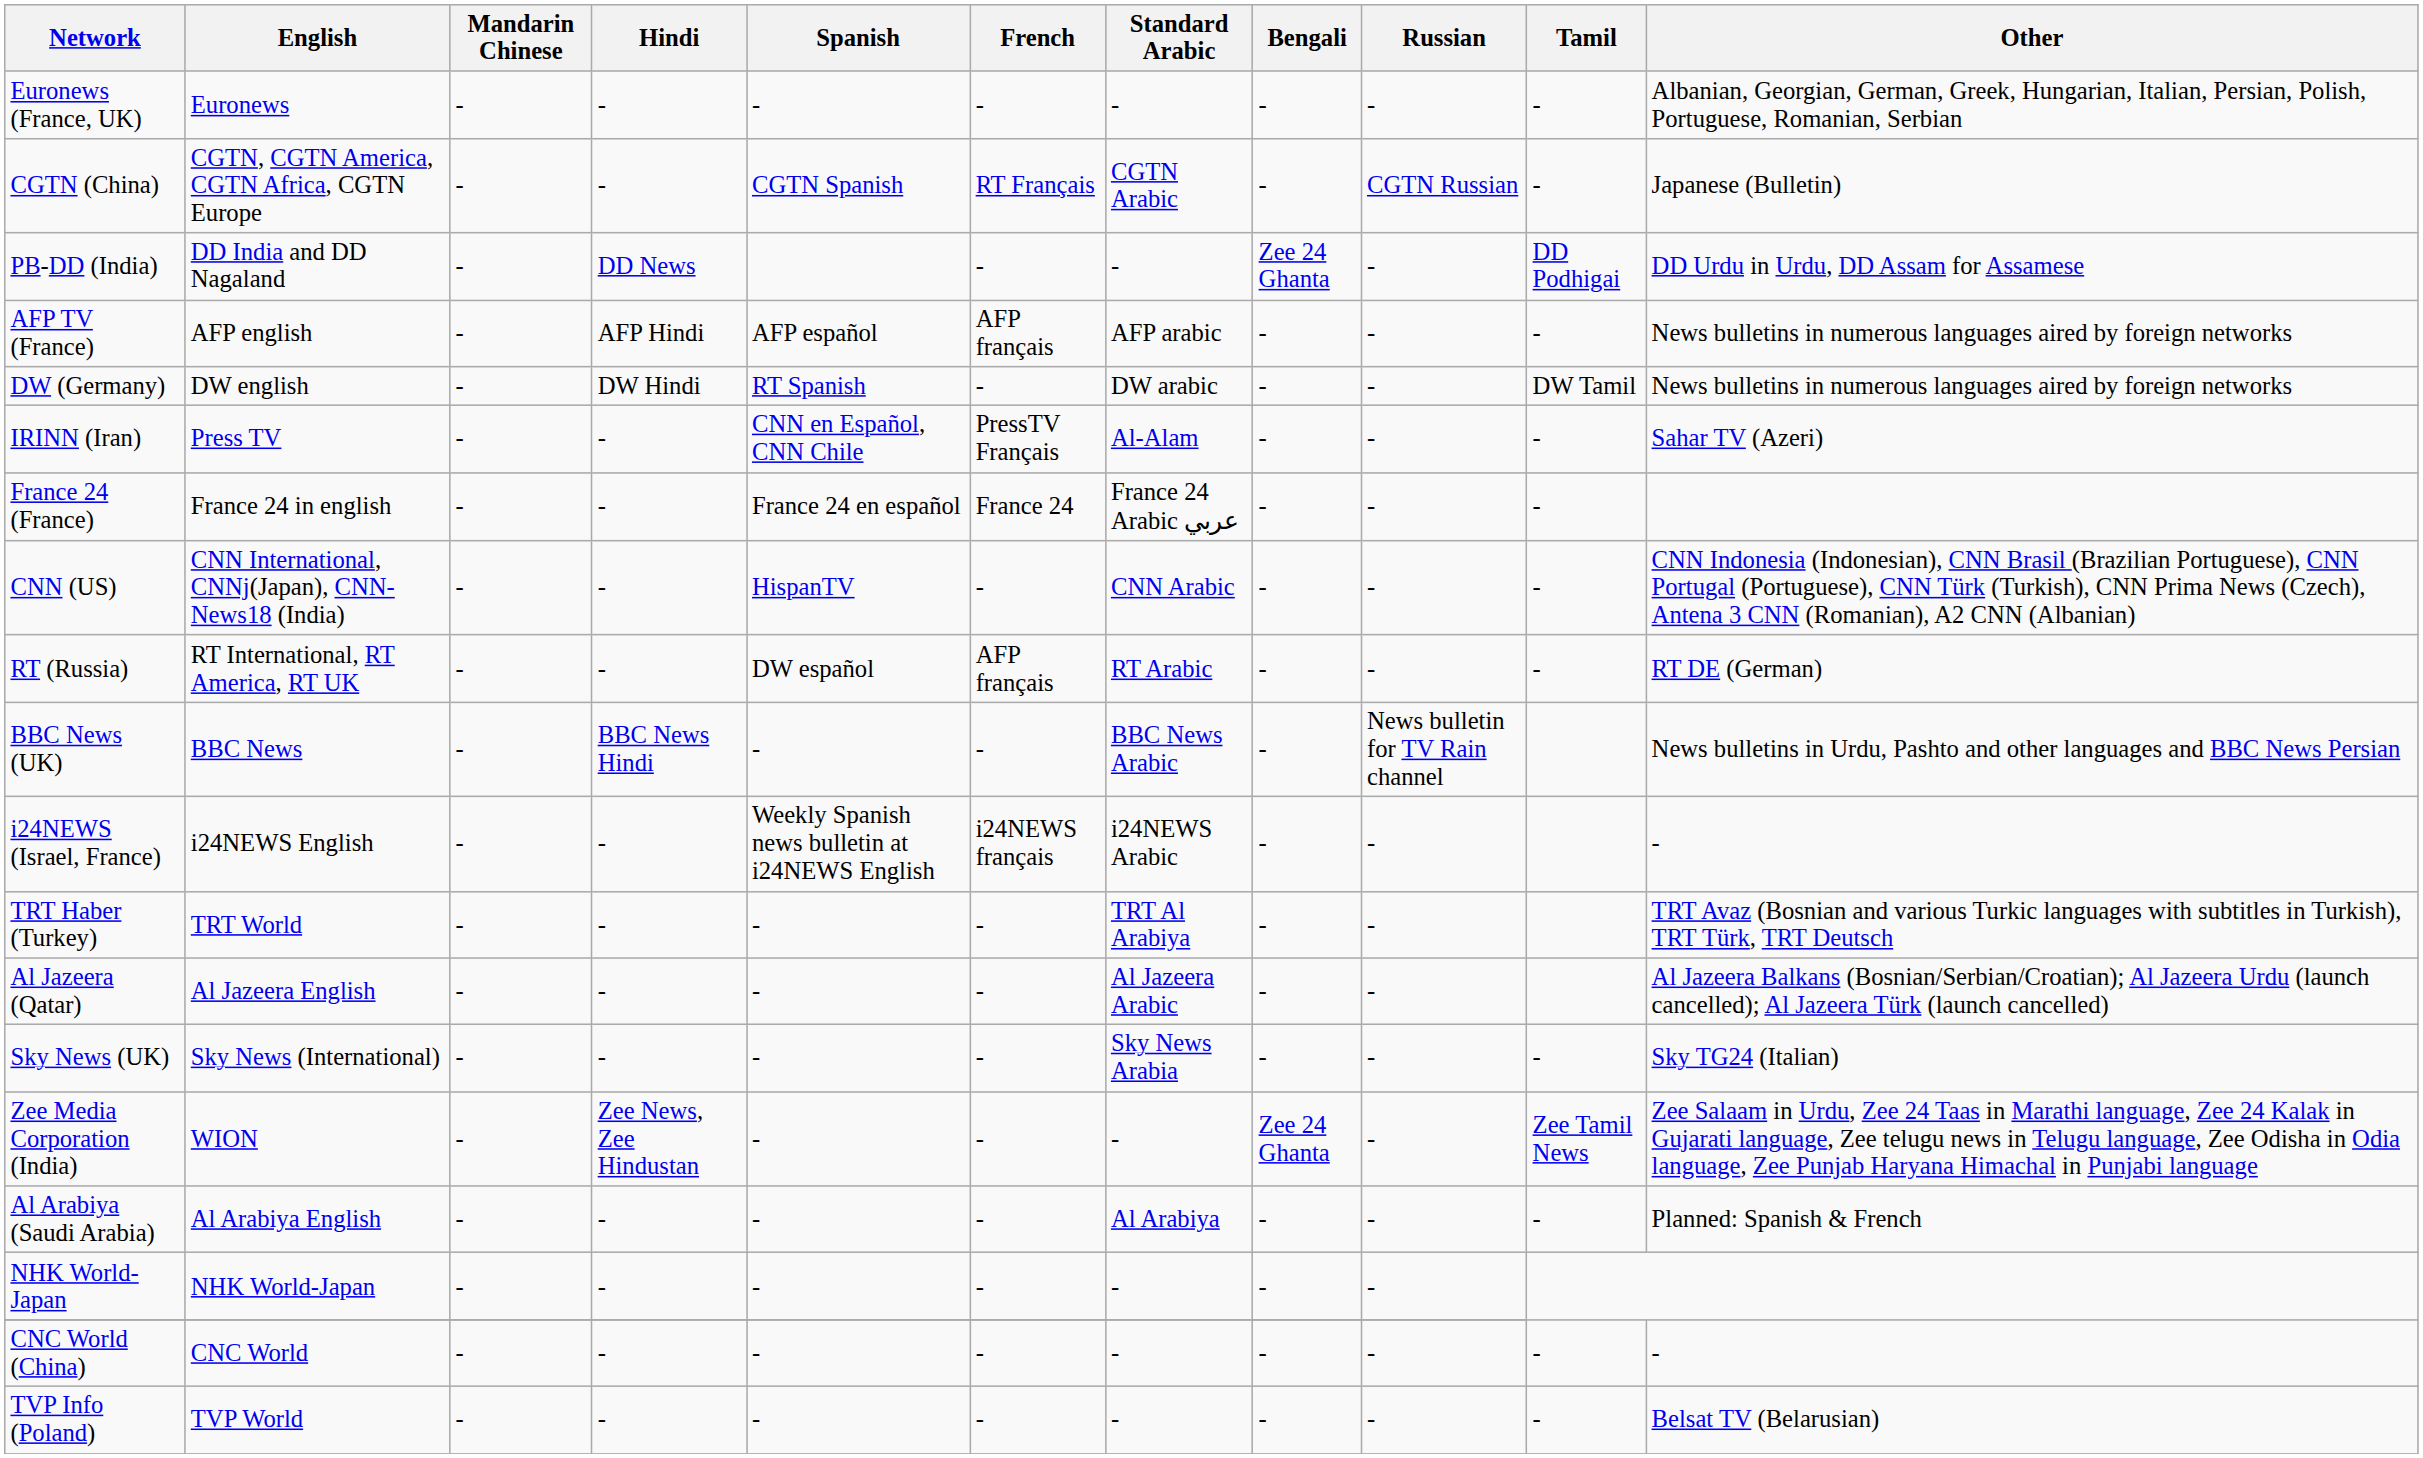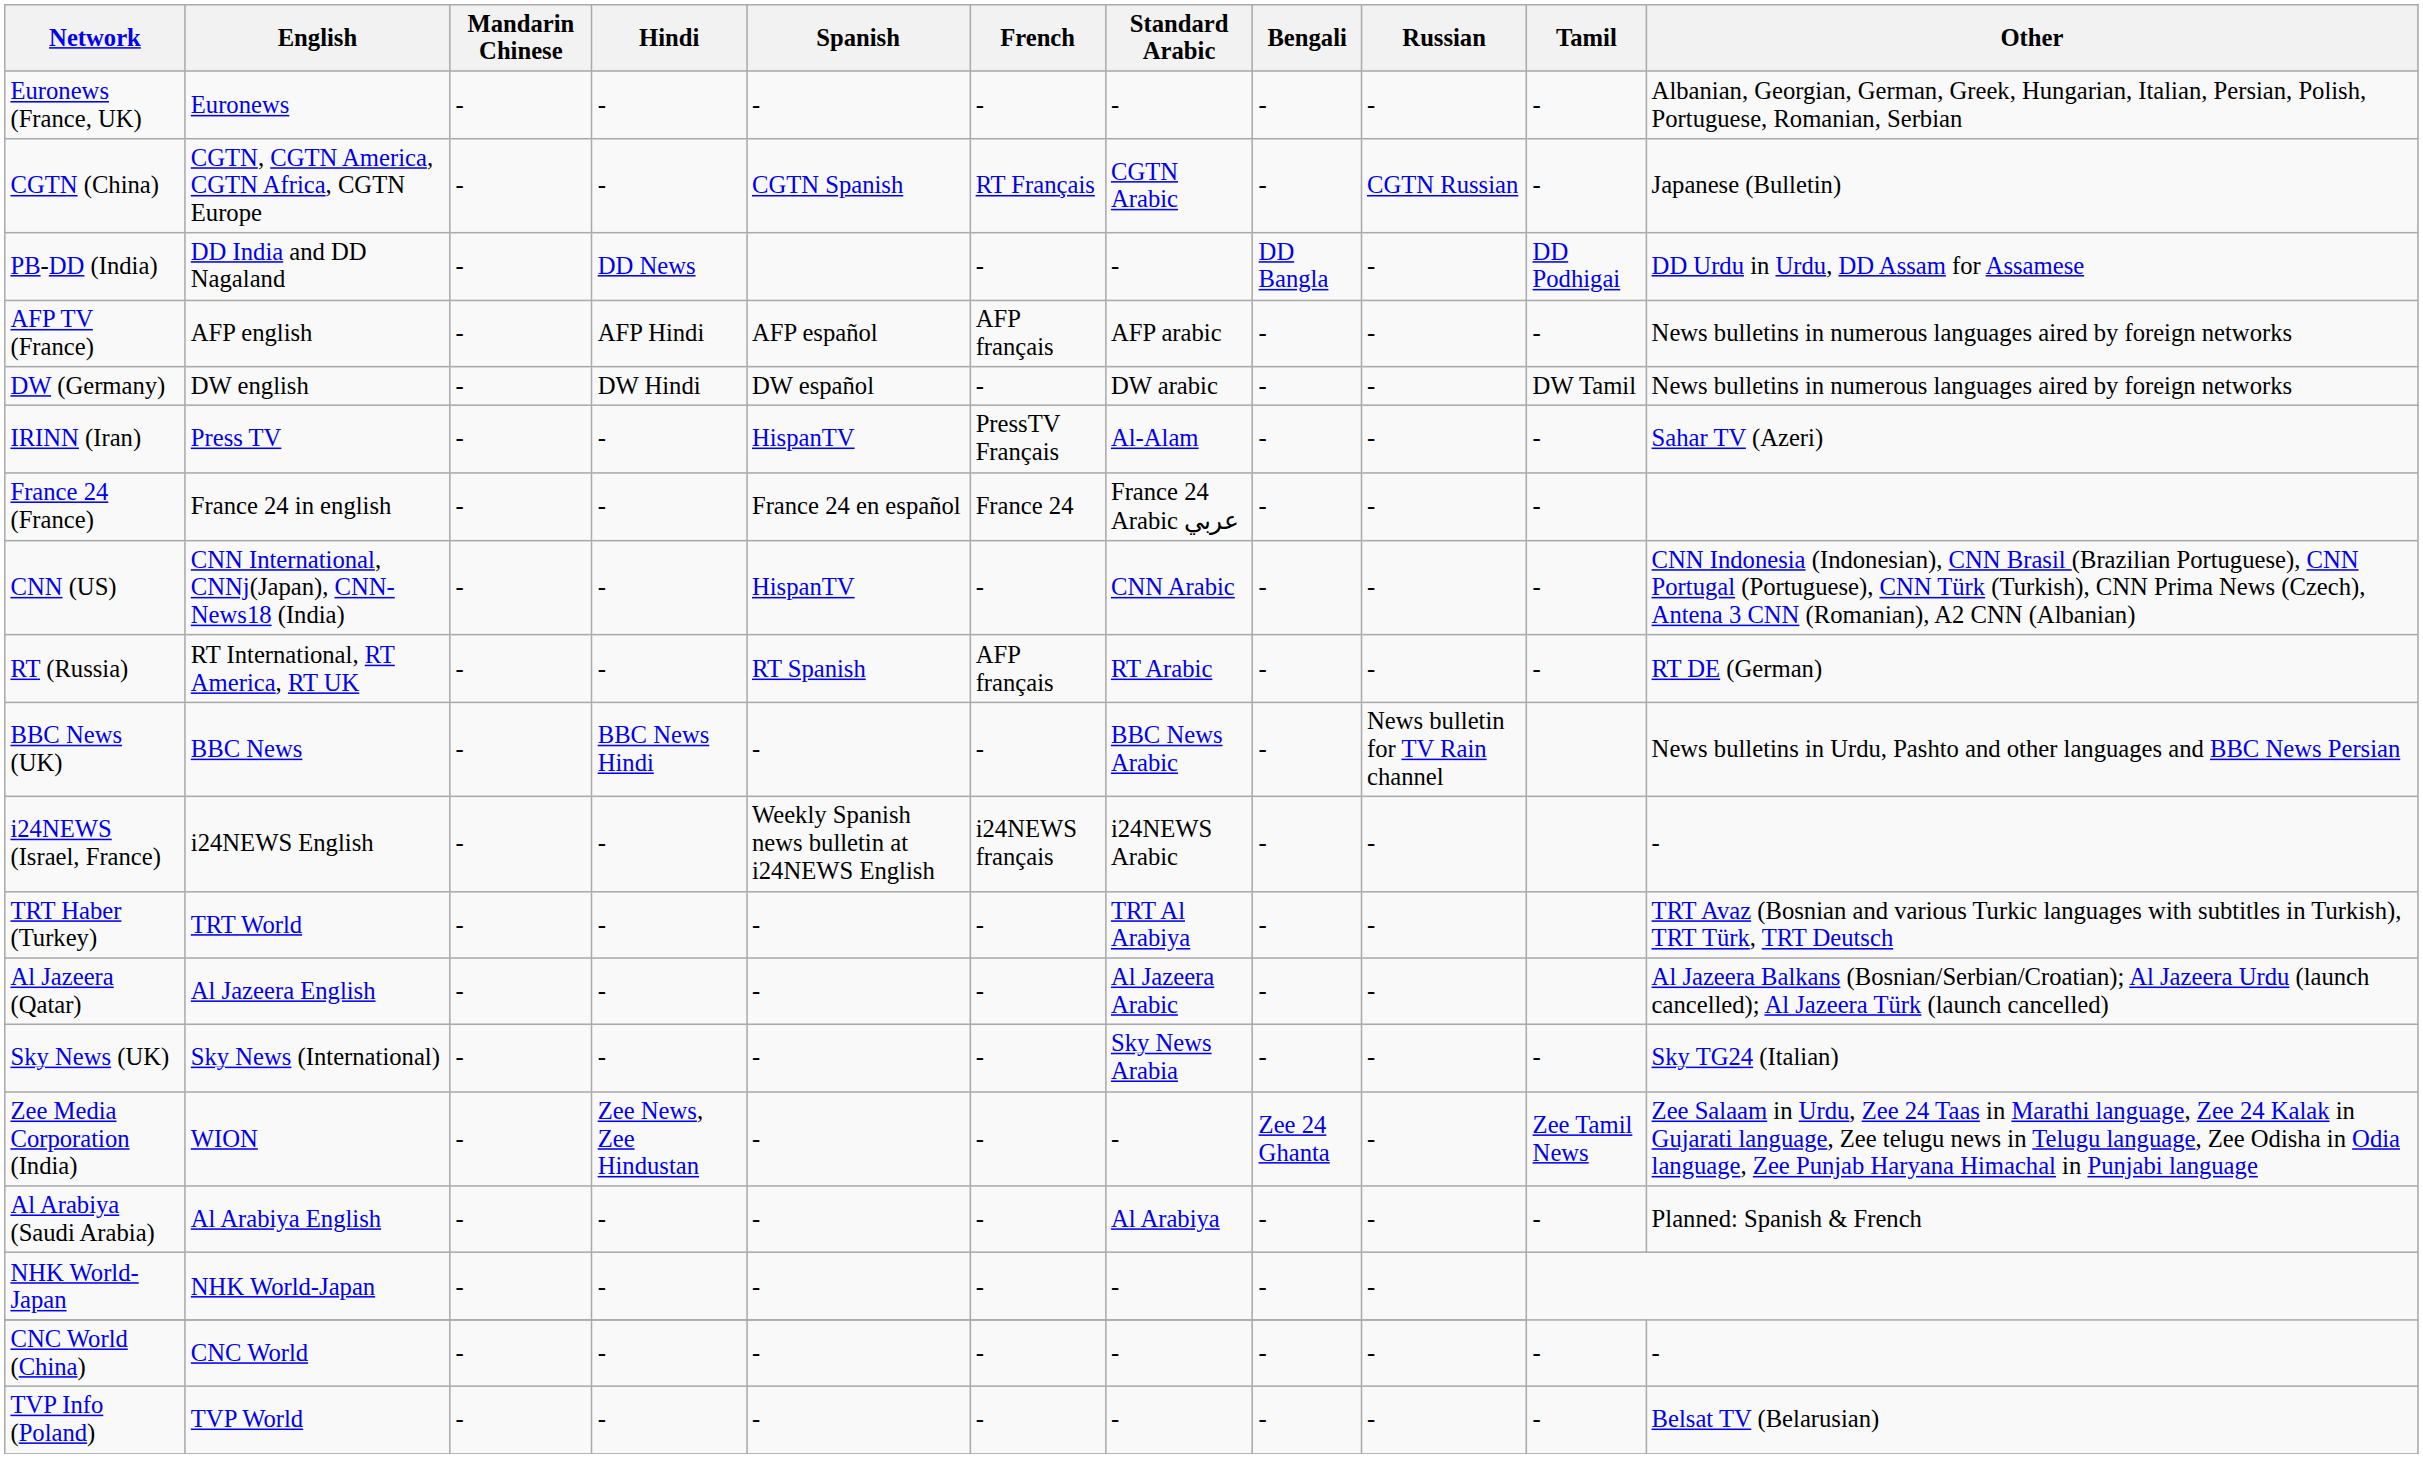(1294, 266) Zee 24 Ghanta -> (1293, 266) DD Bangla
(809, 385) RT Spanish -> (813, 385) DW español
(839, 438) CNN en Español, CNN Chile -> (803, 438) HispanTV
(813, 668) DW español -> (809, 668) RT Spanish
